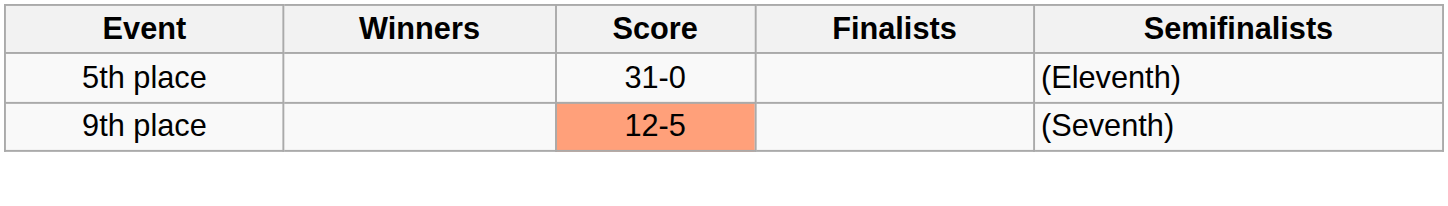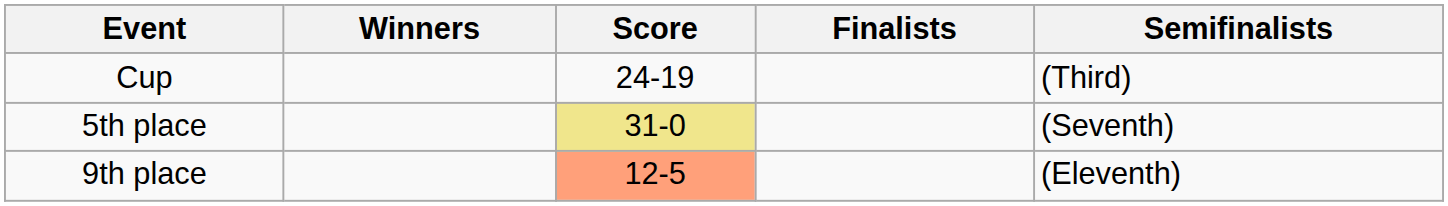+ row: (144, 77)
(655, 77) no background -> (655, 126) khaki background
(1111, 77) (Eleventh) -> (1108, 126) (Seventh)
(1108, 126) (Seventh) -> (1111, 175) (Eleventh)
